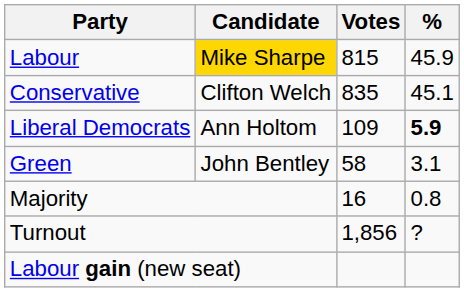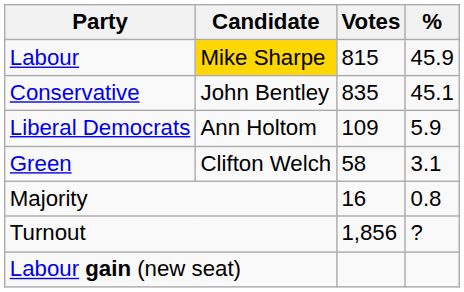(266, 92) Clifton Welch -> (265, 92) John Bentley
(426, 127) bold -> (426, 127) normal
(265, 163) John Bentley -> (266, 163) Clifton Welch
